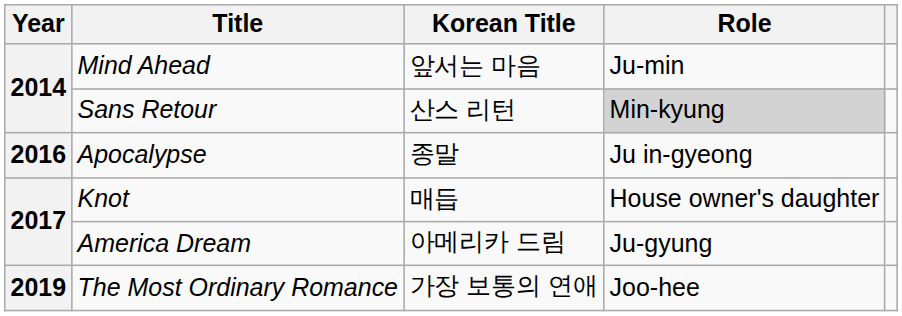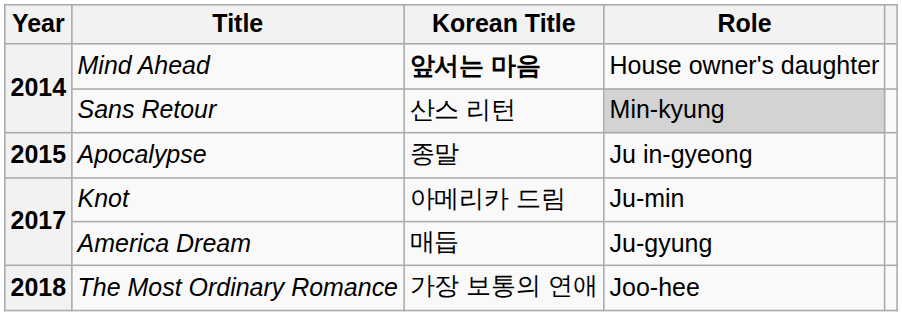(475, 65) normal -> (475, 65) bold
(647, 66) Ju-min -> (744, 66) House owner's daughter
(38, 154) 2016 -> (38, 154) 2015
(434, 198) 매듭 -> (488, 198) 아메리카 드림
(744, 199) House owner's daughter -> (647, 199) Ju-min
(488, 242) 아메리카 드림 -> (434, 242) 매듭
(38, 287) 2019 -> (38, 287) 2018
